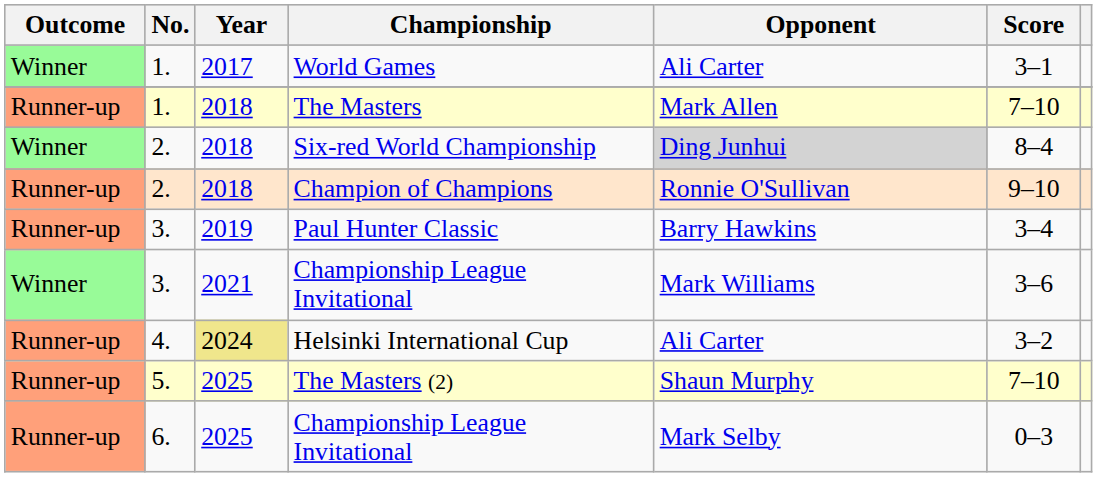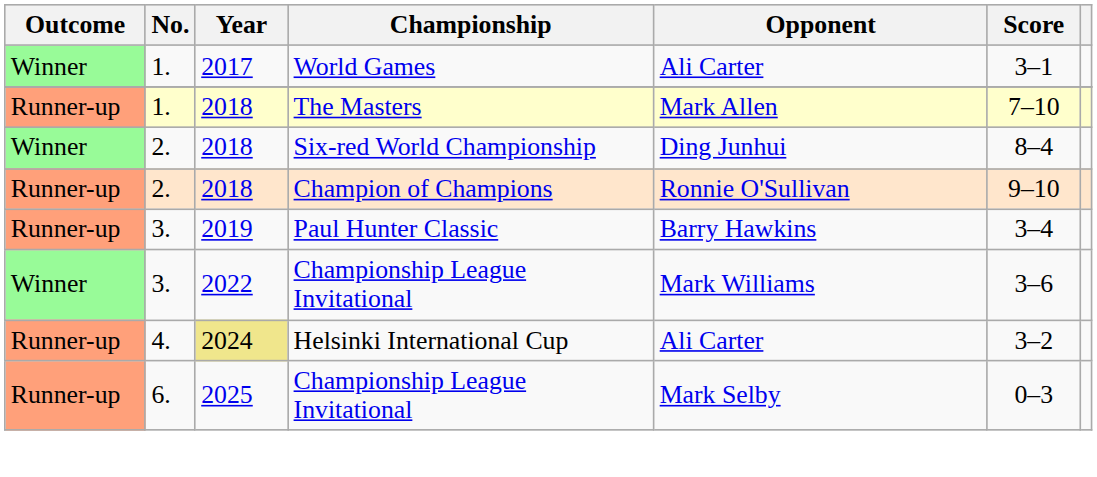(723, 147) lightgrey background -> (723, 147) no background
(227, 284) 2021 -> (227, 284) 2022
- row: (161, 380)
